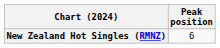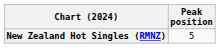(192, 36) 6 -> (192, 36) 5
